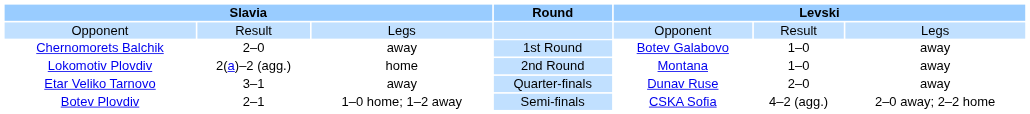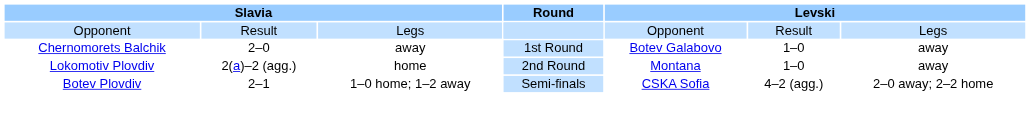- row: (100, 84)
